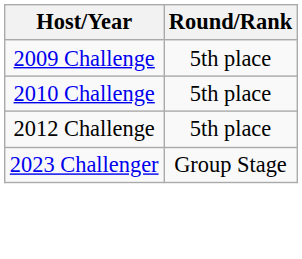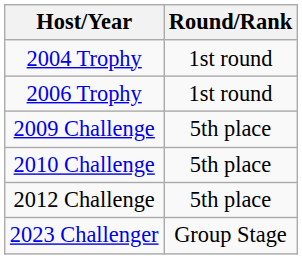+ row: (84, 57)
+ row: (84, 93)
